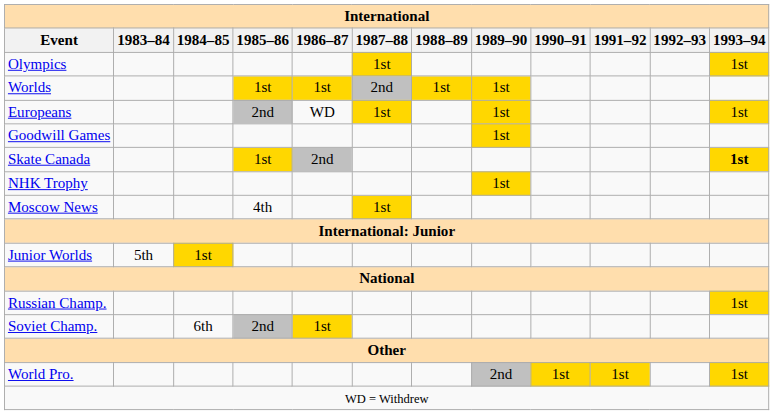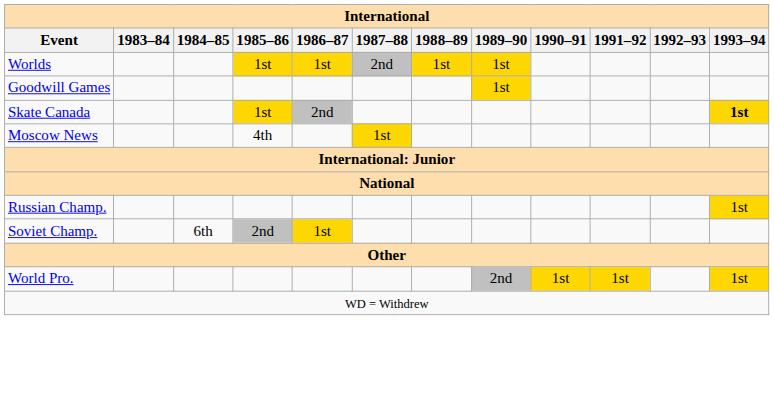- row: (37, 64)
- row: (40, 111)
- row: (48, 183)
- row: (50, 254)
